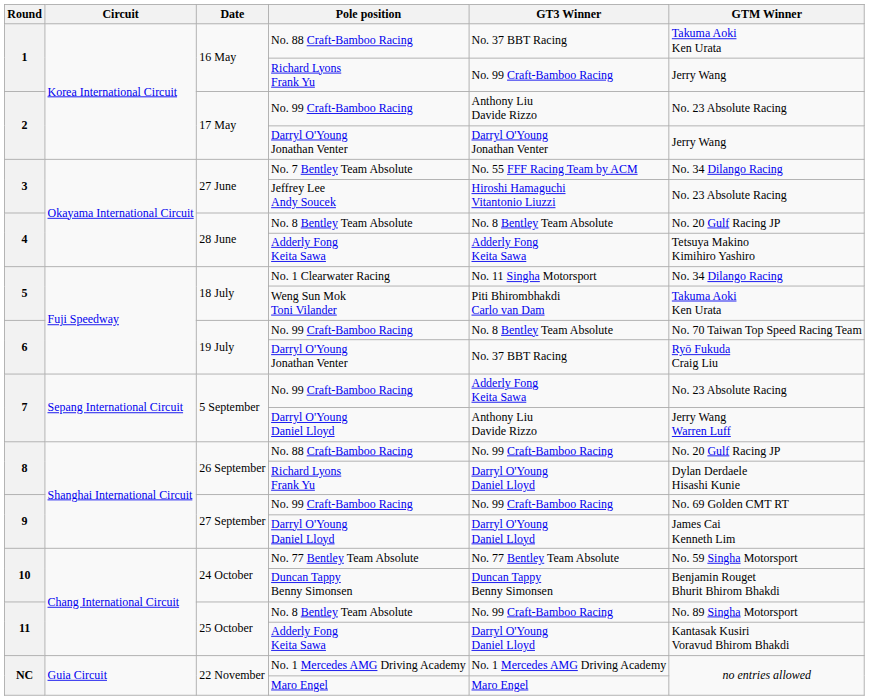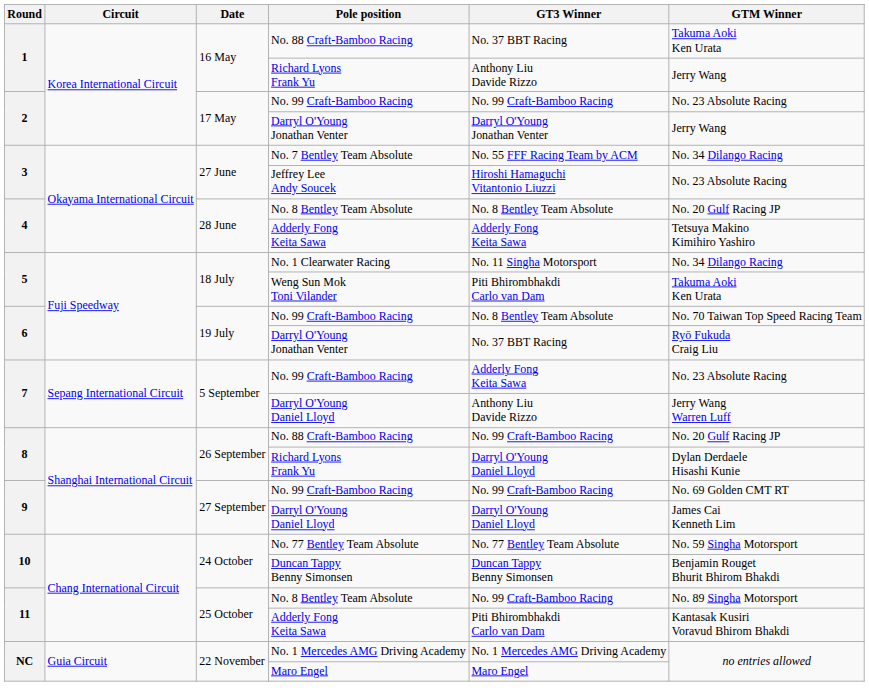(542, 74) No. 99 Craft-Bamboo Racing -> (504, 74) Anthony Liu Davide Rizzo
(504, 108) Anthony Liu Davide Rizzo -> (542, 101) No. 99 Craft-Bamboo Racing
(510, 638) Darryl O'Young Daniel Lloyd -> (516, 624) Piti Bhirombhakdi Carlo van Dam
